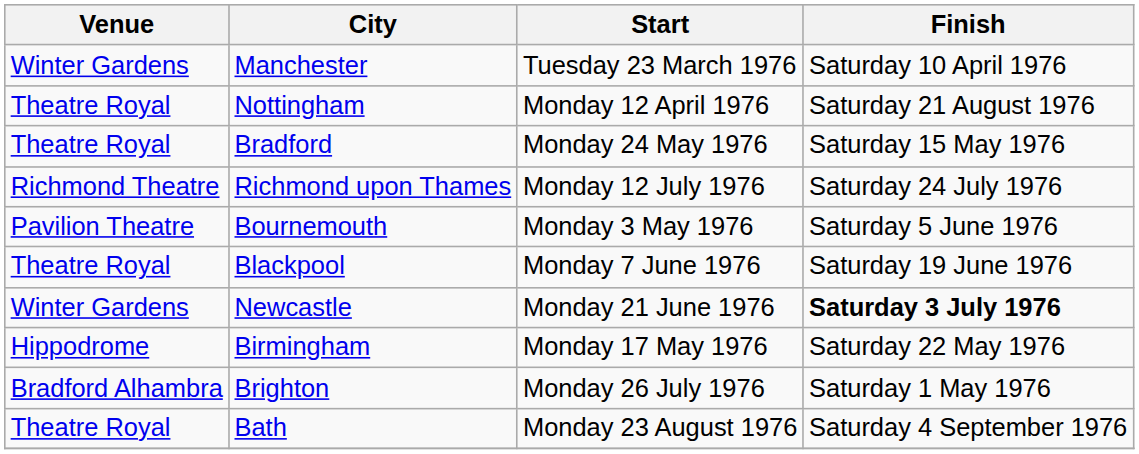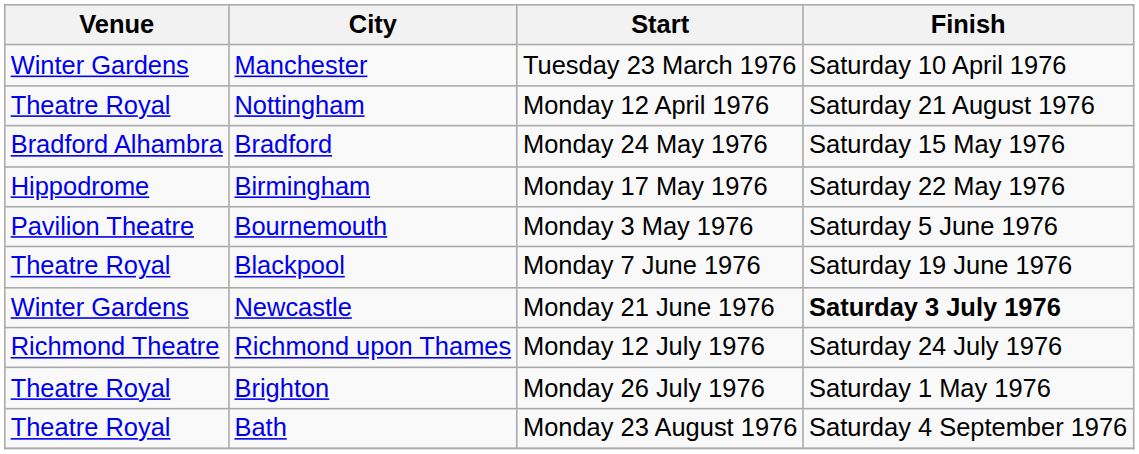(91, 145) Theatre Royal -> (117, 145) Bradford Alhambra
rows swapped: (302, 347) <-> (373, 186)
(117, 387) Bradford Alhambra -> (91, 387) Theatre Royal
